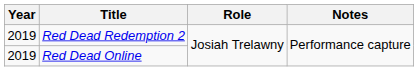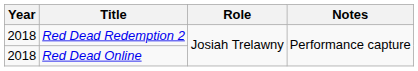(22, 35) 2019 -> (22, 35) 2018
(22, 55) 2019 -> (22, 55) 2018
